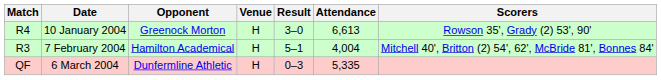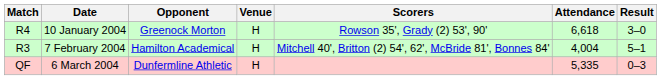columns swapped: (294, 13) <-> (517, 13)
(346, 30) 6,613 -> (585, 30) 6,618
